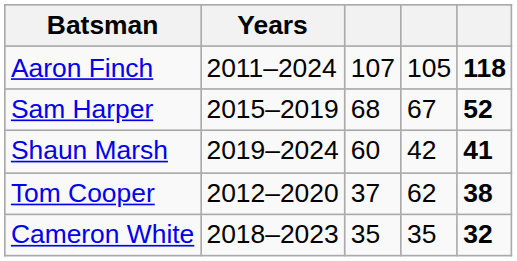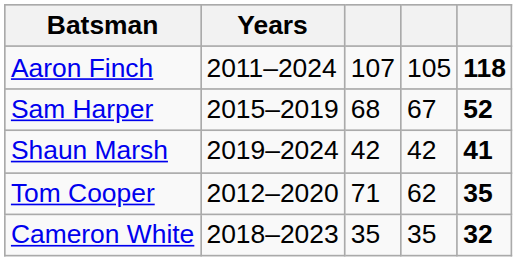(365, 151) 60 -> (365, 151) 42
(365, 192) 37 -> (365, 192) 71
(478, 192) 38 -> (478, 192) 35
